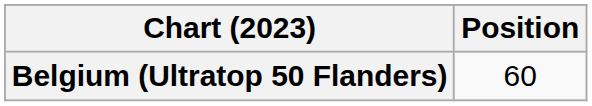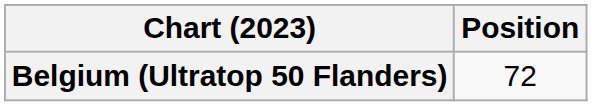(520, 75) 60 -> (520, 75) 72
